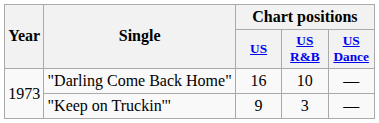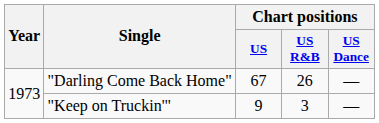(259, 80) 16 -> (259, 80) 67
(305, 80) 10 -> (305, 80) 26
